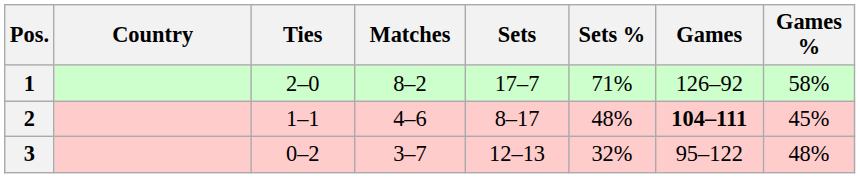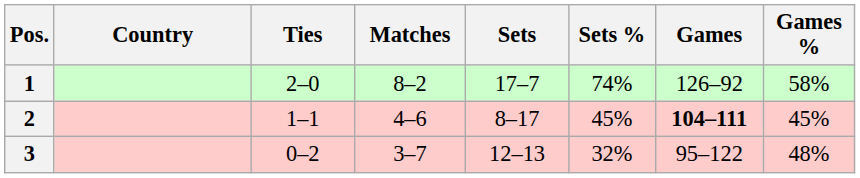(612, 82) 71% -> (612, 82) 74%
(612, 118) 48% -> (612, 118) 45%
